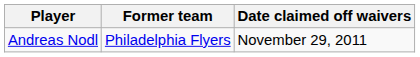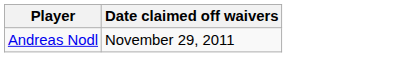- column: (168, 16)
